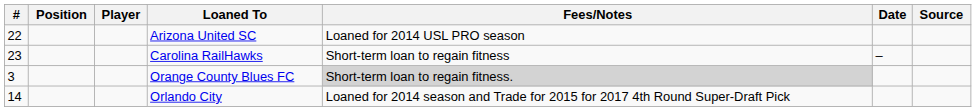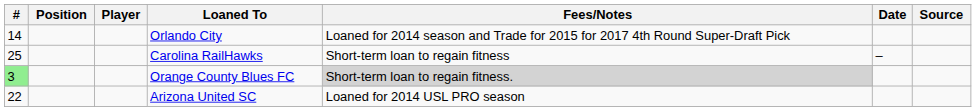rows swapped: (186, 97) <-> (203, 35)
(15, 56) 23 -> (15, 56) 25
(11, 76) no background -> (11, 76) lightgreen background
